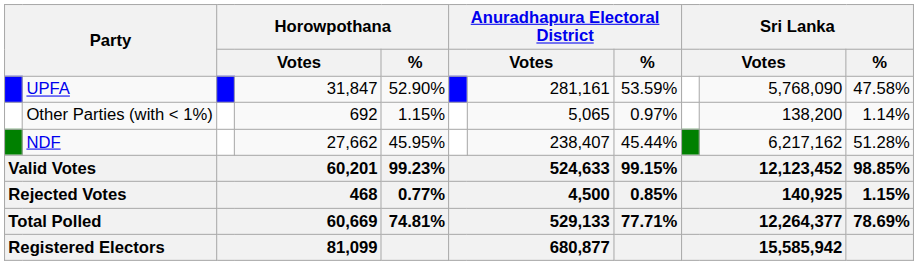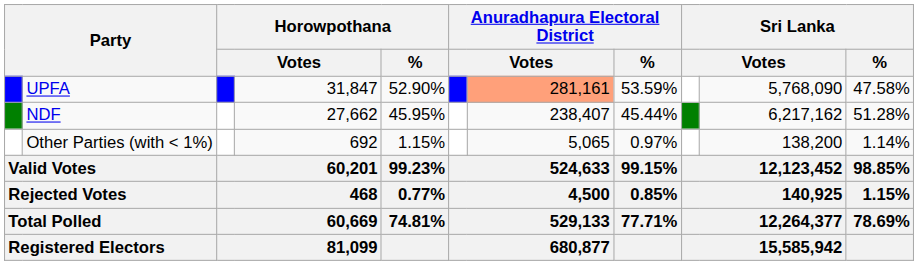(580, 89) no background -> (580, 89) lightsalmon background
rows swapped: (44, 141) <-> (120, 115)
